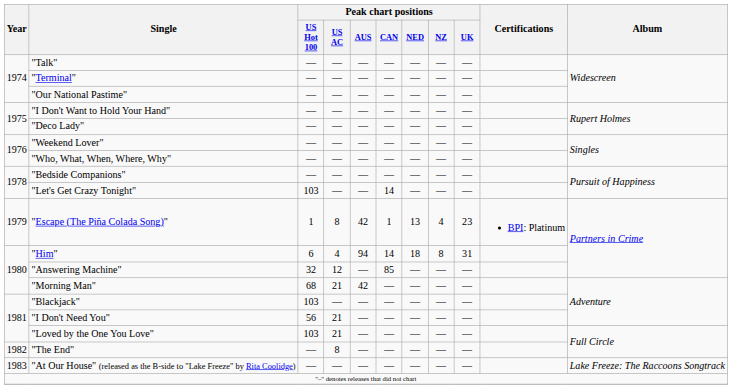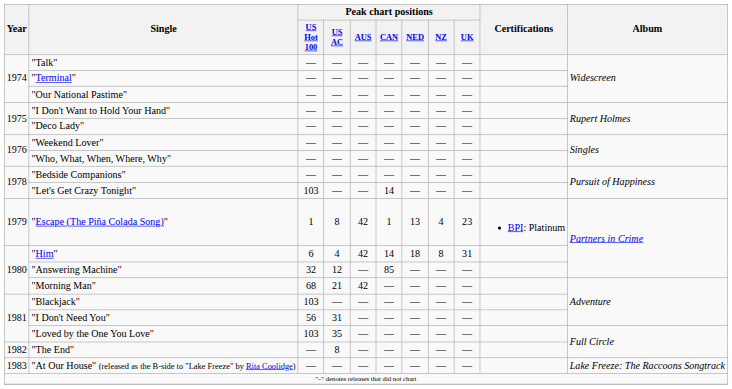(363, 254) 94 -> (363, 254) 42
(337, 318) 21 -> (337, 318) 31
(337, 333) 21 -> (337, 333) 35
